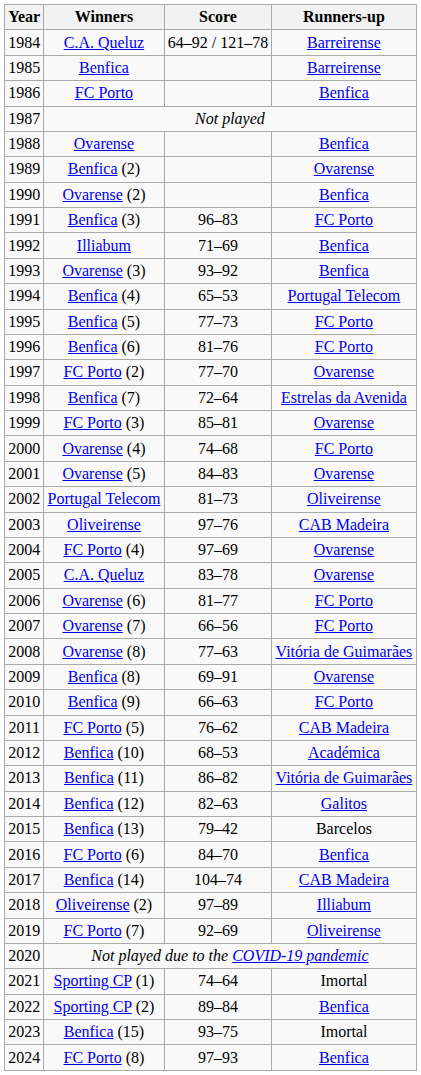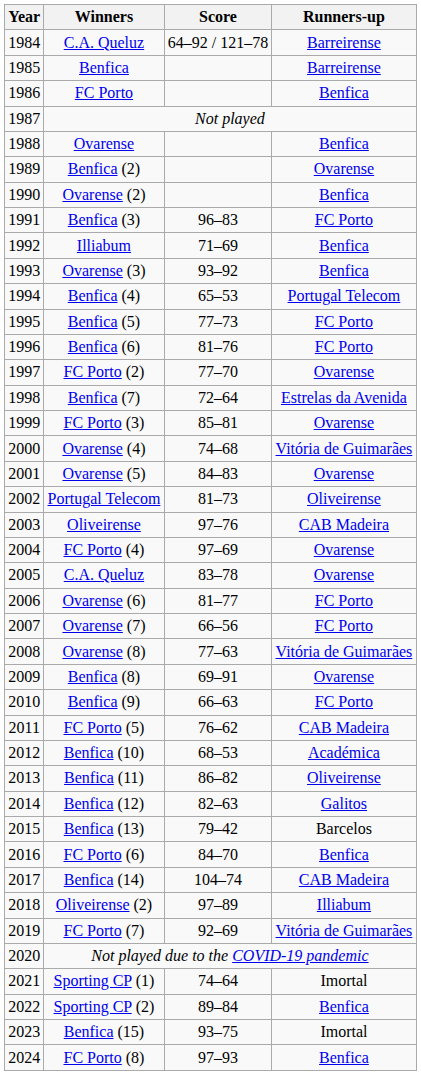(344, 448) FC Porto -> (344, 448) Vitória de Guimarães
(344, 778) Vitória de Guimarães -> (344, 778) Oliveirense
(344, 930) Oliveirense -> (344, 930) Vitória de Guimarães
